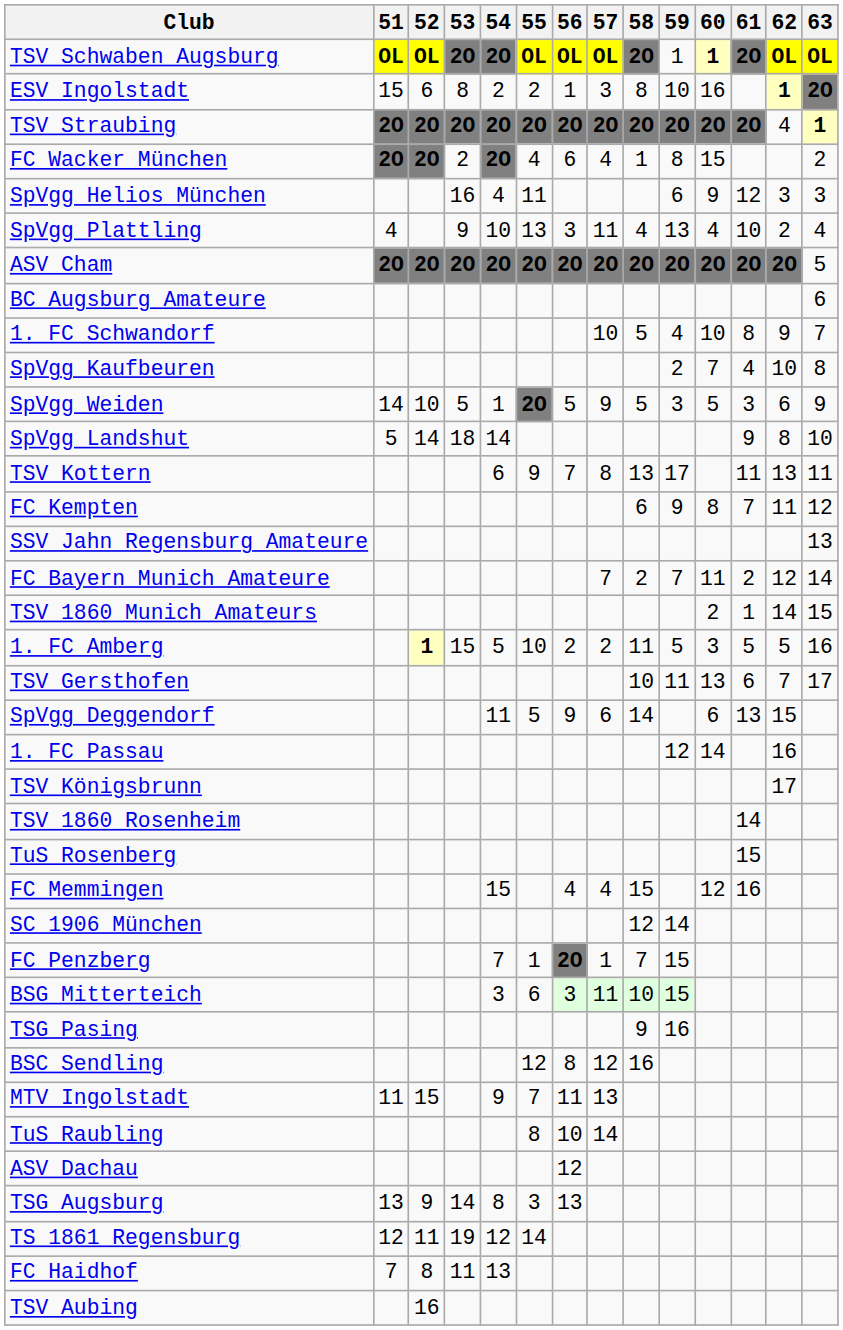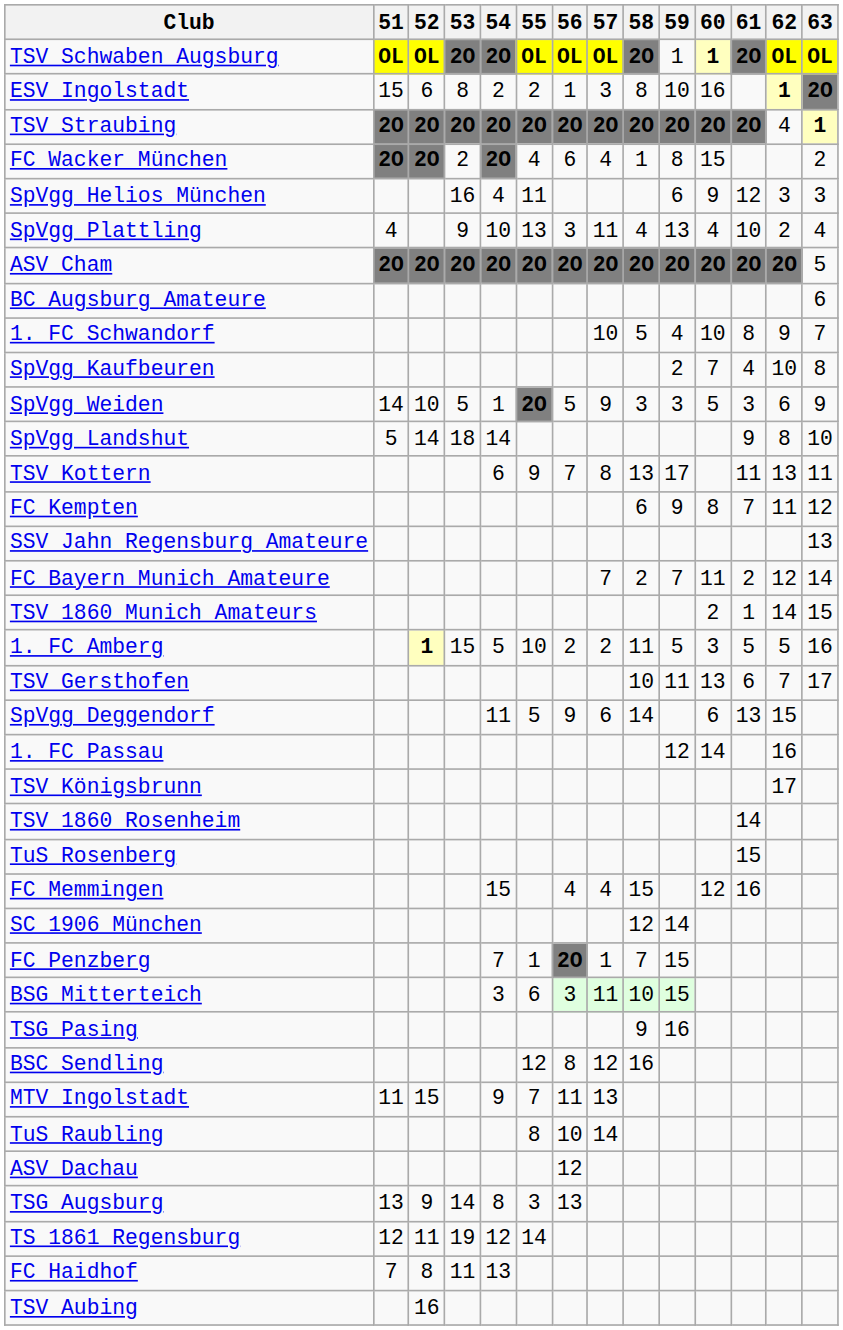(641, 404) 5 -> (641, 404) 3
